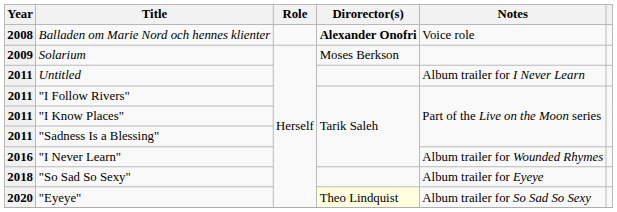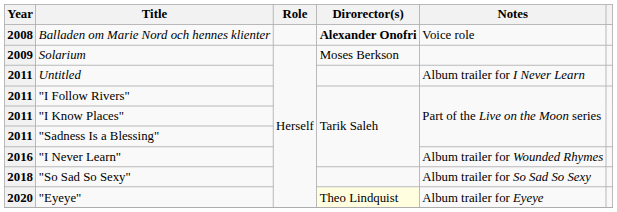(483, 177) Album trailer for Eyeye -> (507, 177) Album trailer for So Sad So Sexy
(507, 197) Album trailer for So Sad So Sexy -> (483, 197) Album trailer for Eyeye
